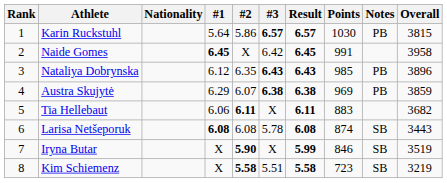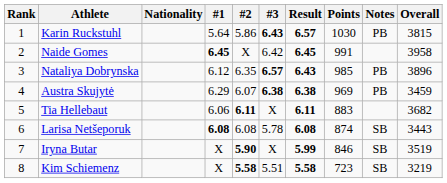(272, 33) 6.57 -> (272, 33) 6.43
(272, 71) 6.43 -> (272, 71) 6.57
(420, 91) 3859 -> (420, 91) 3459
